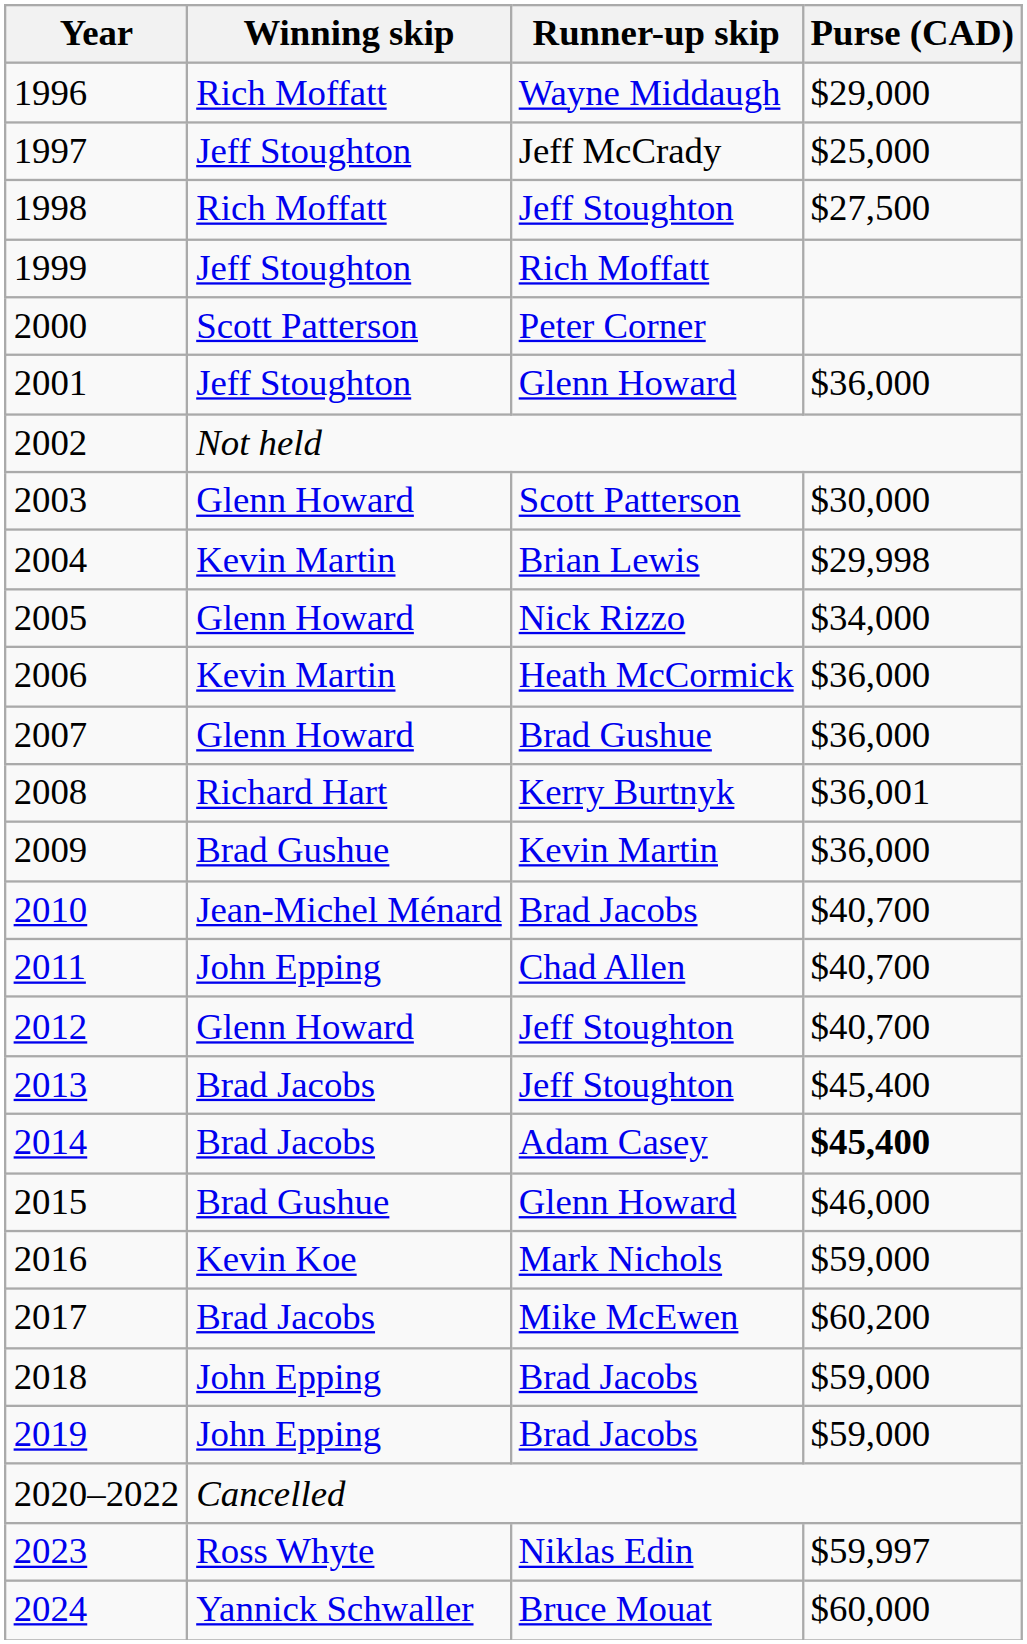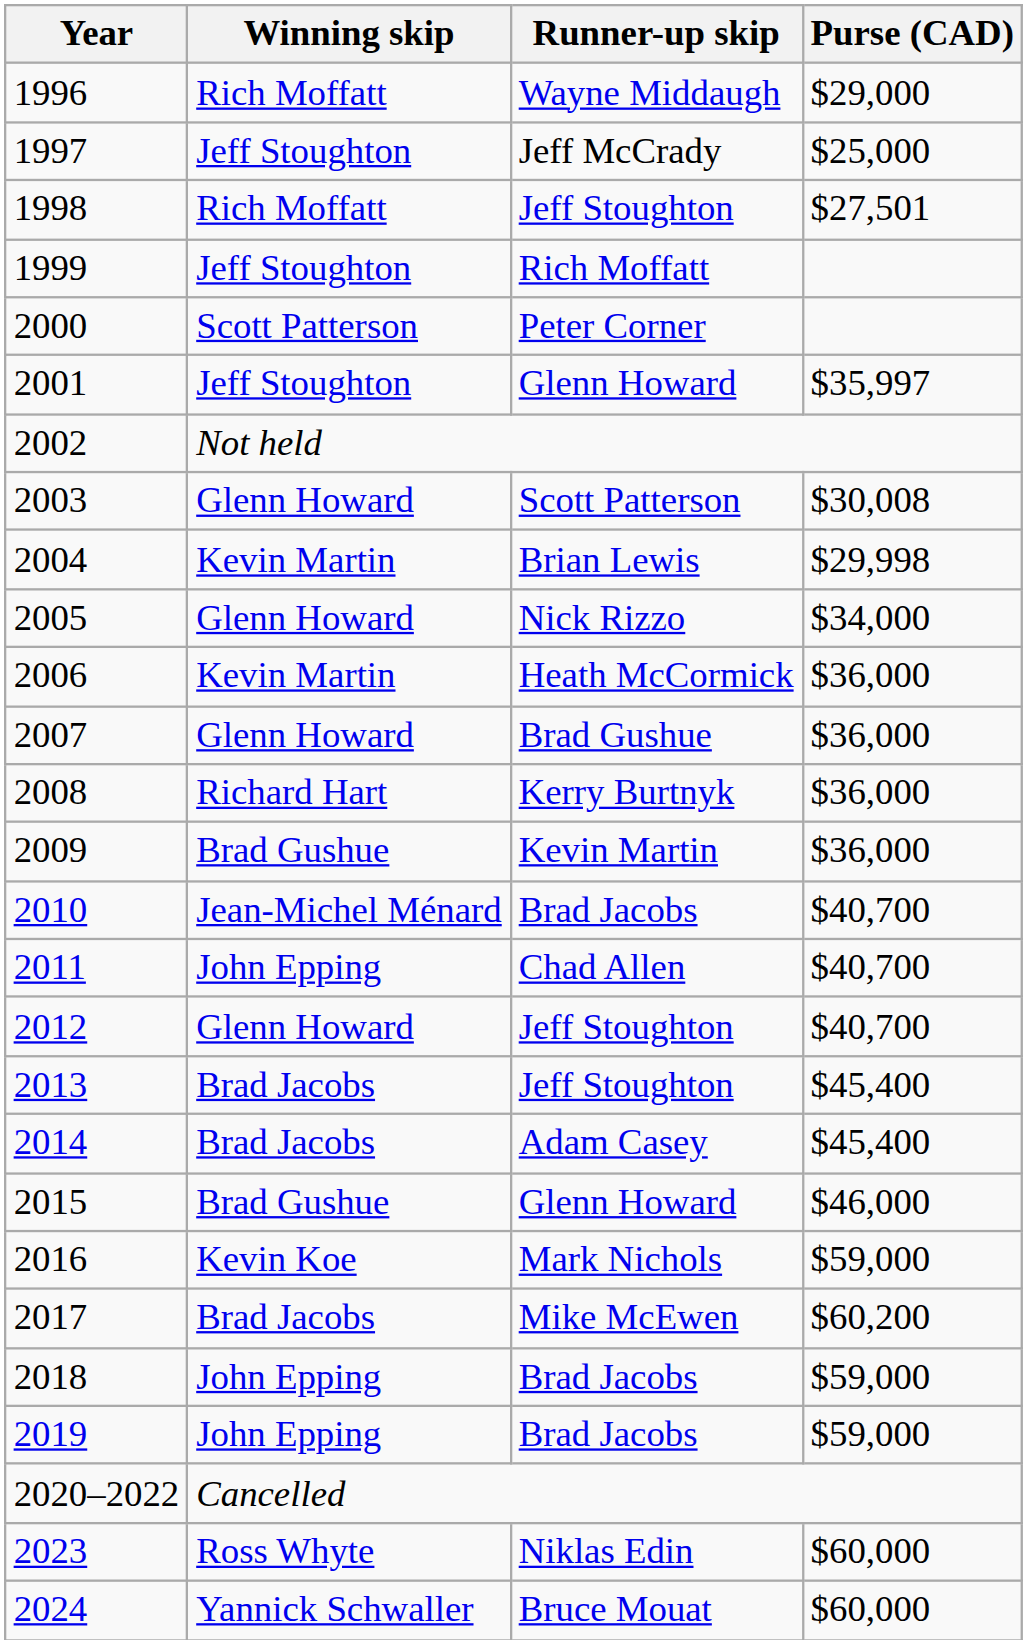(870, 208) $27,500 -> (870, 208) $27,501
(870, 383) $36,000 -> (870, 383) $35,997
(870, 500) $30,000 -> (870, 500) $30,008
(870, 792) $36,001 -> (870, 792) $36,000
(870, 1142) bold -> (870, 1142) normal
(870, 1551) $59,997 -> (870, 1551) $60,000
